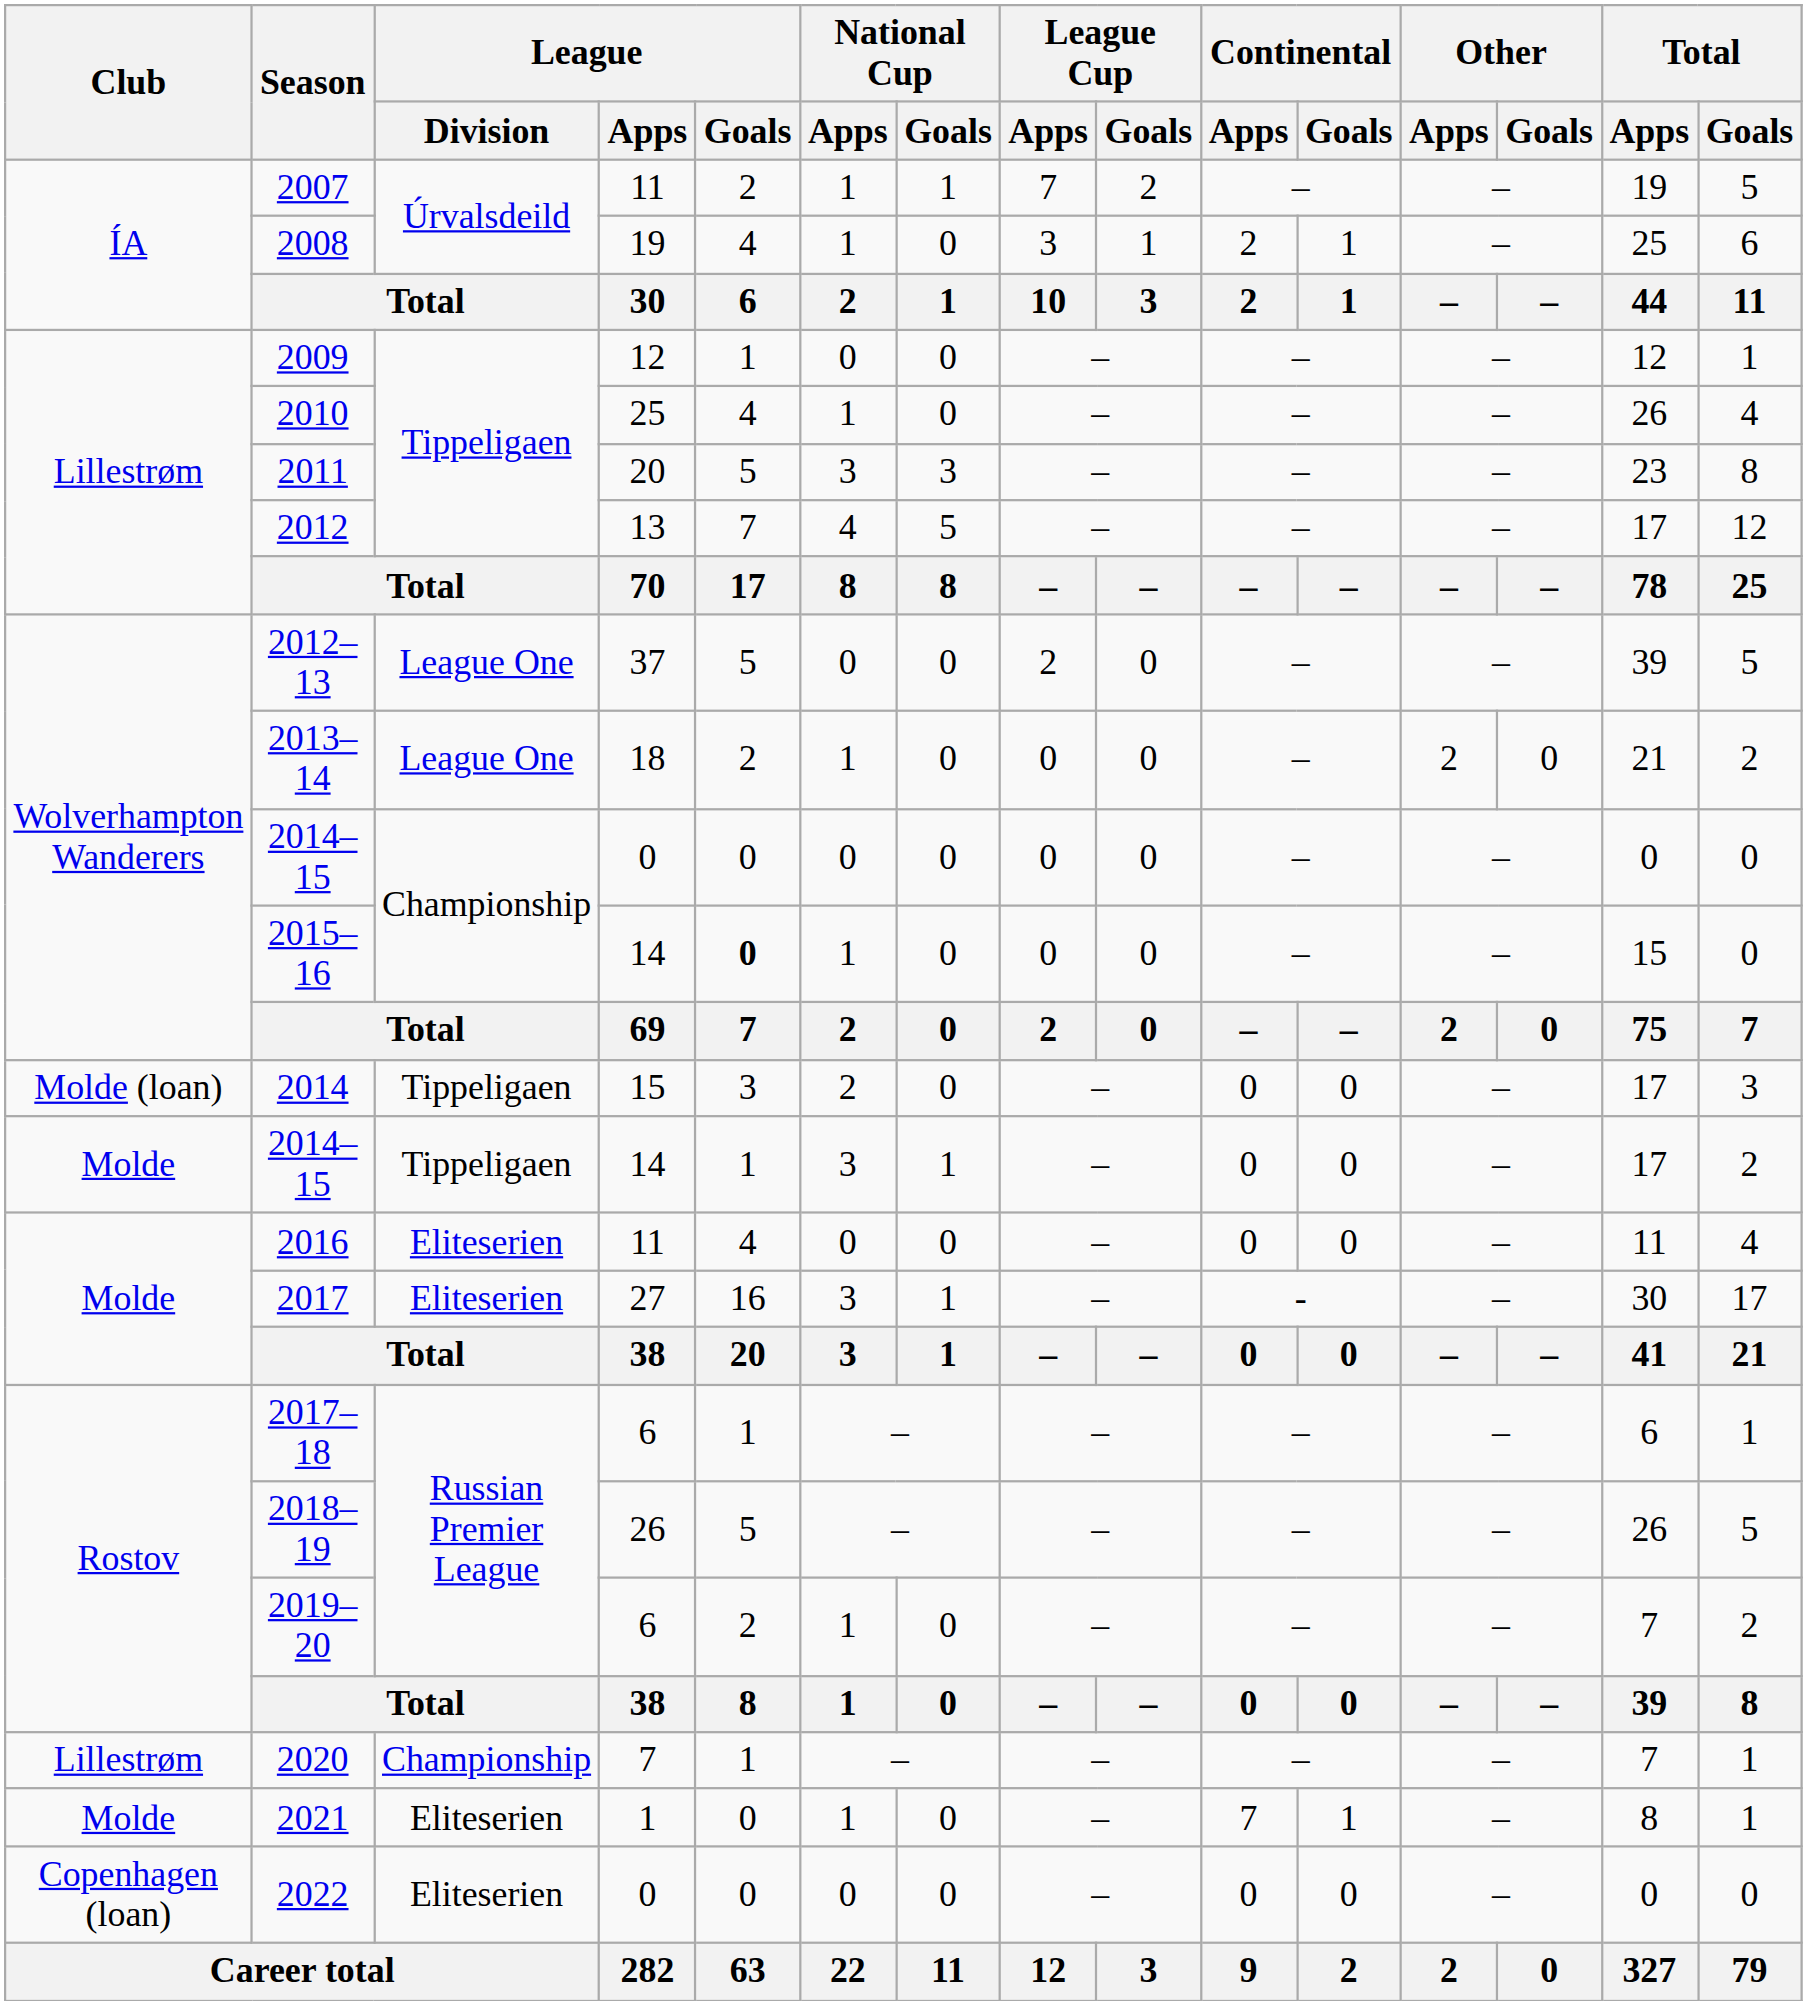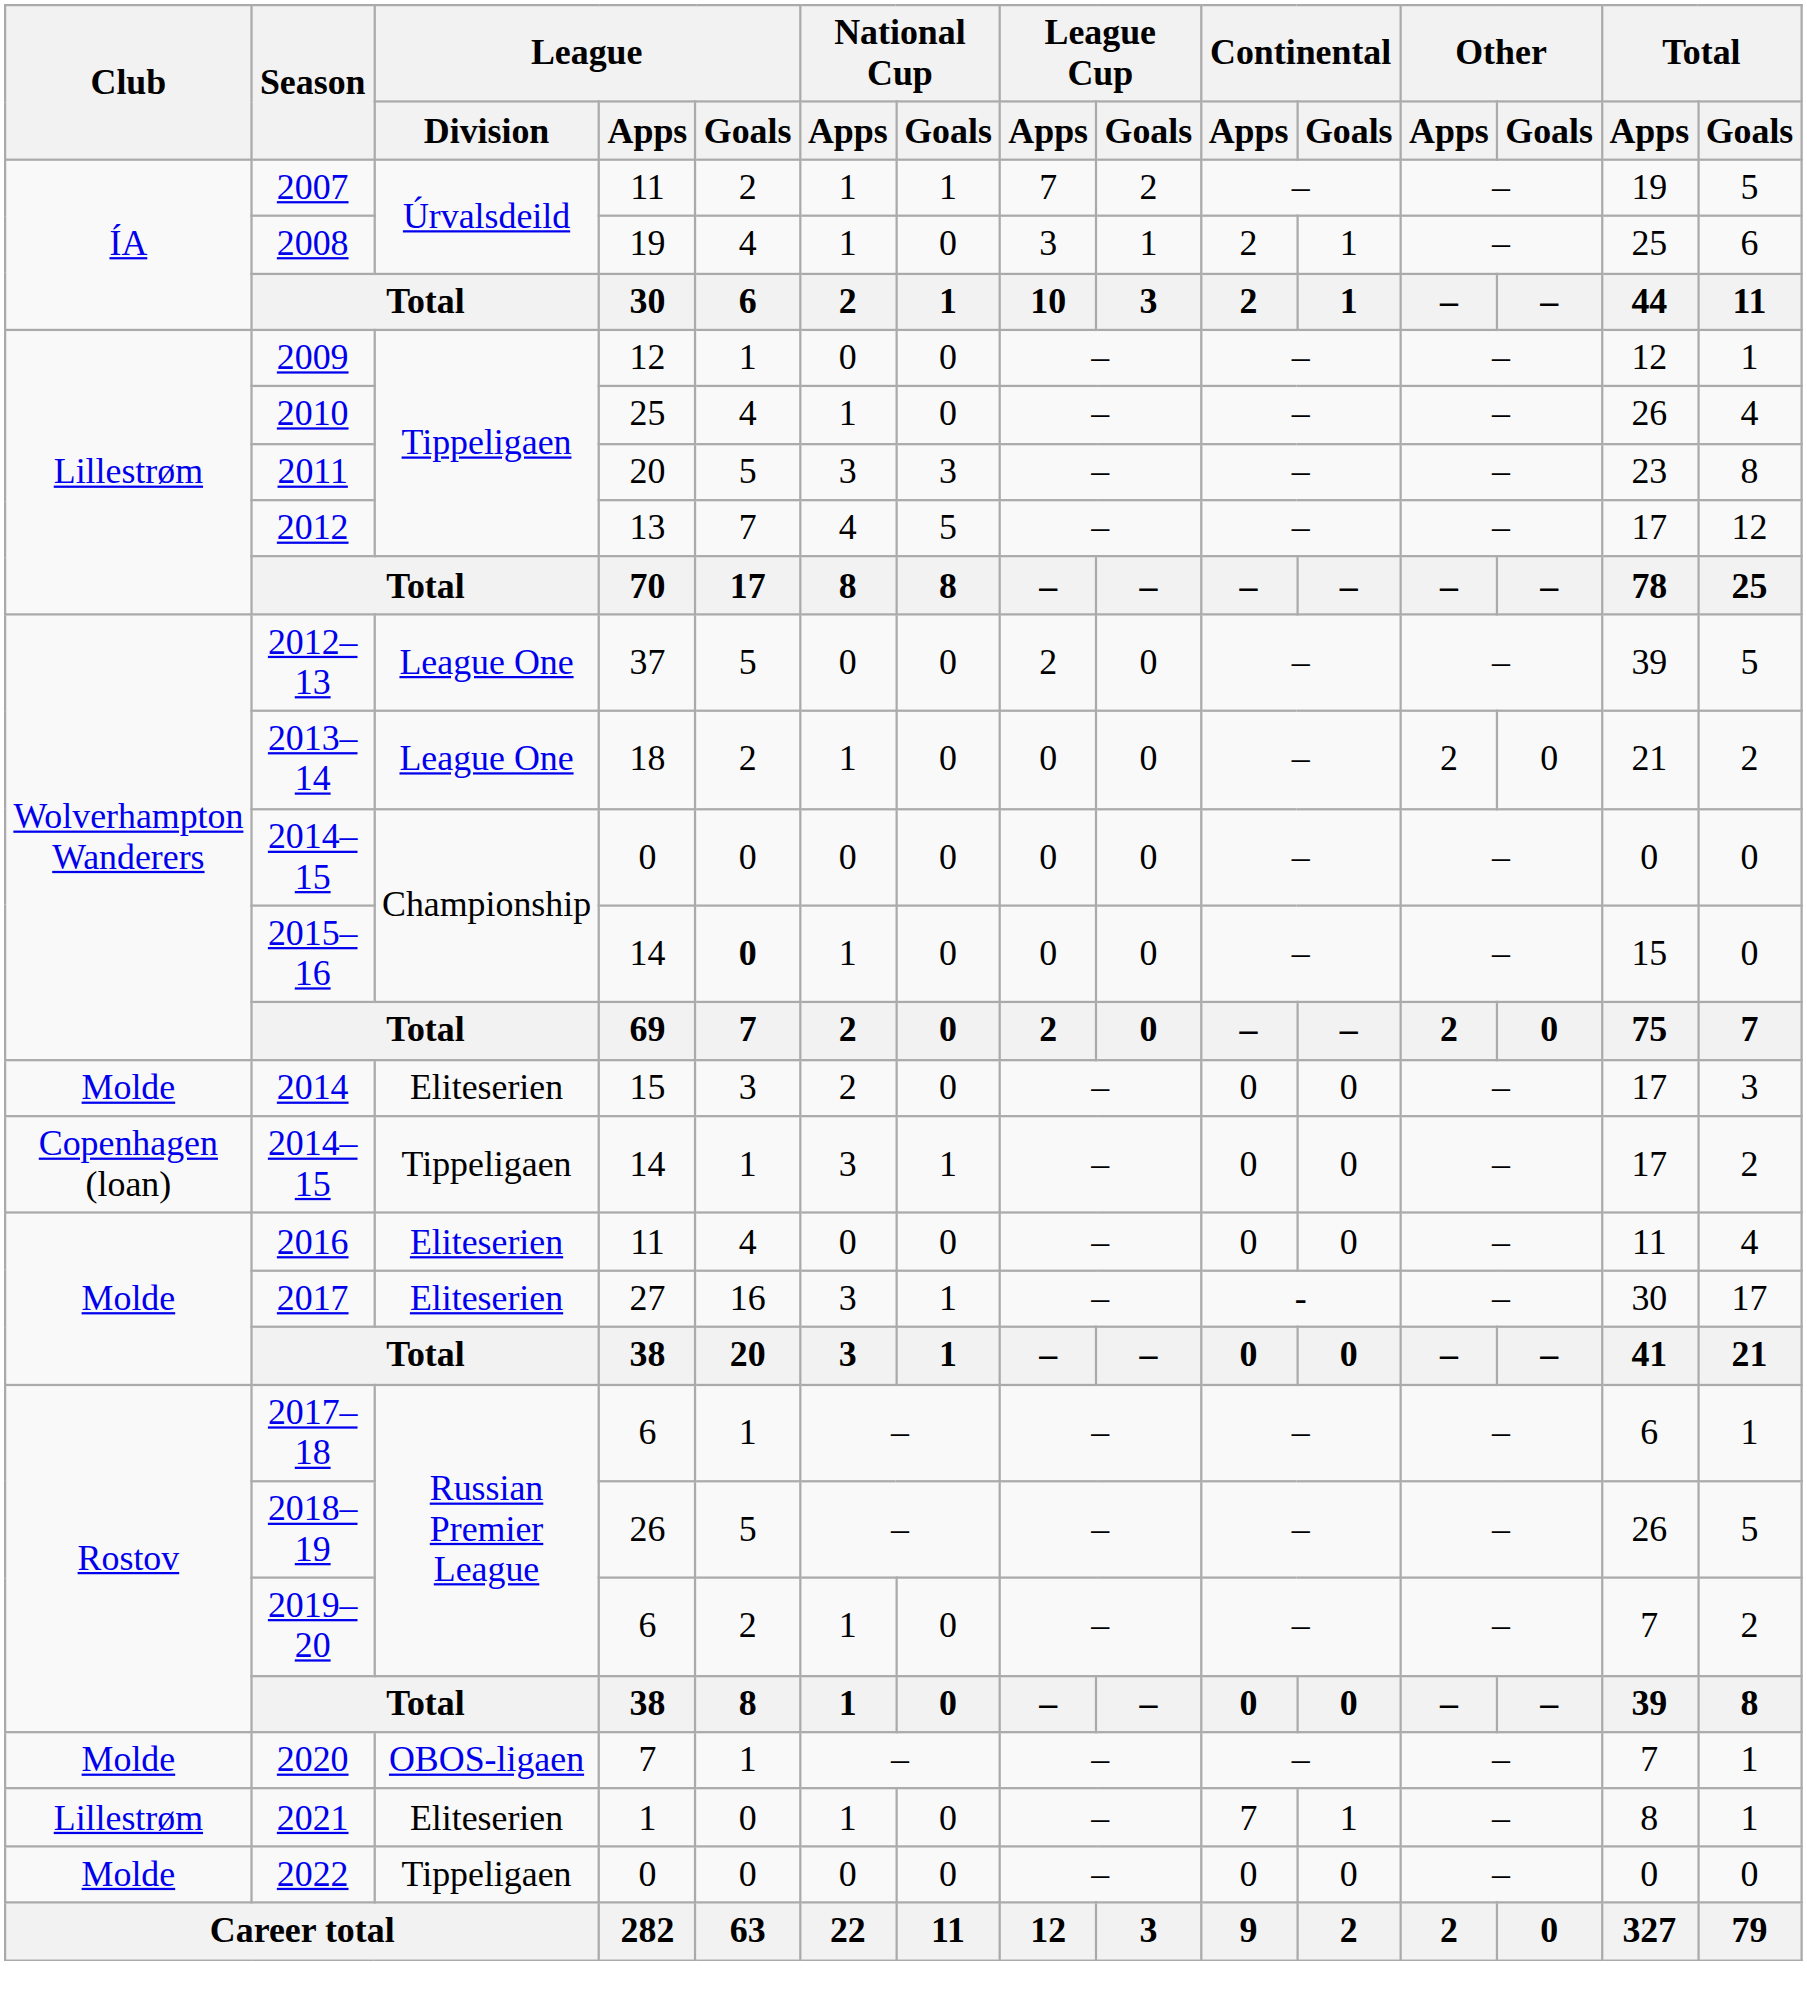(128, 1087) Molde (loan) -> (128, 1087) Molde
(487, 1087) Tippeligaen -> (487, 1087) Eliteserien
(128, 1164) Molde -> (128, 1164) Copenhagen (loan)
(128, 1759) Lillestrøm -> (128, 1759) Molde
(487, 1759) Championship -> (487, 1759) OBOS-ligaen
(128, 1816) Molde -> (128, 1816) Lillestrøm
(128, 1893) Copenhagen (loan) -> (128, 1873) Molde
(487, 1893) Eliteserien -> (487, 1873) Tippeligaen
